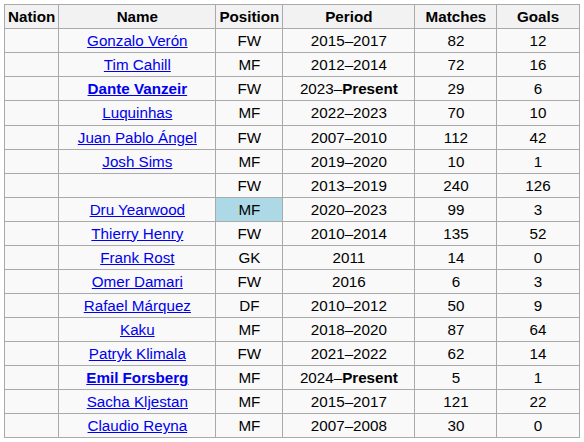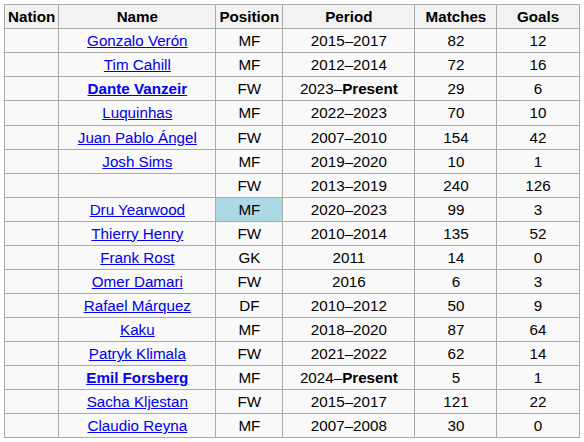(249, 41) FW -> (249, 41) MF
(456, 137) 112 -> (456, 137) 154
(249, 402) MF -> (249, 402) FW
